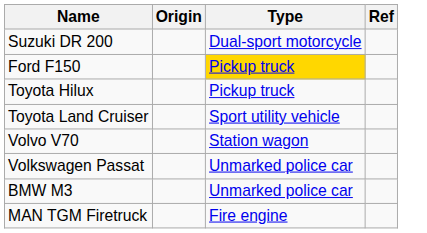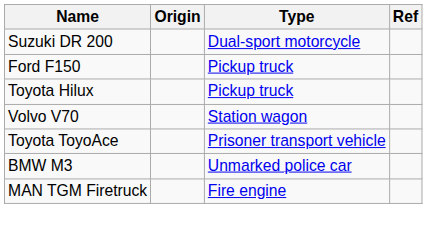(252, 66) gold background -> (251, 66) no background
- row: (78, 116)
+ row: (63, 141)
- row: (76, 166)
